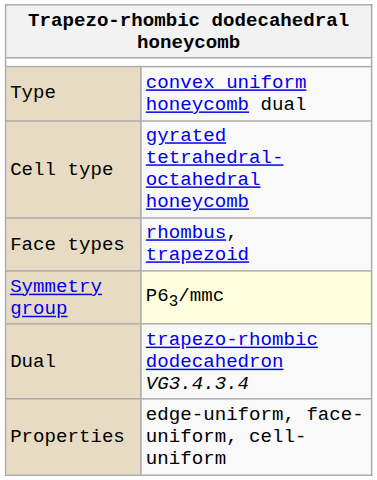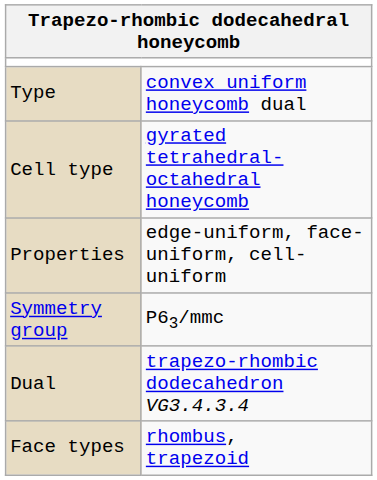rows swapped: (67, 244) <-> (67, 437)
(185, 297) lightyellow background -> (185, 319) no background
